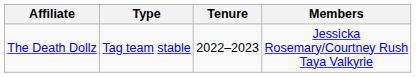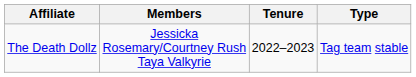columns swapped: (336, 14) <-> (147, 14)
